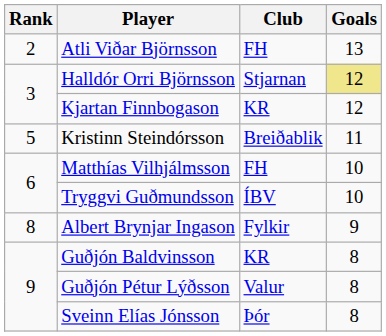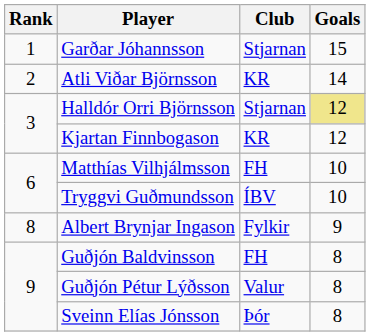+ row: (133, 49)
(256, 49) FH -> (257, 78) KR
(354, 49) 13 -> (337, 78) 14
- row: (143, 138)
(257, 256) KR -> (256, 256) FH
